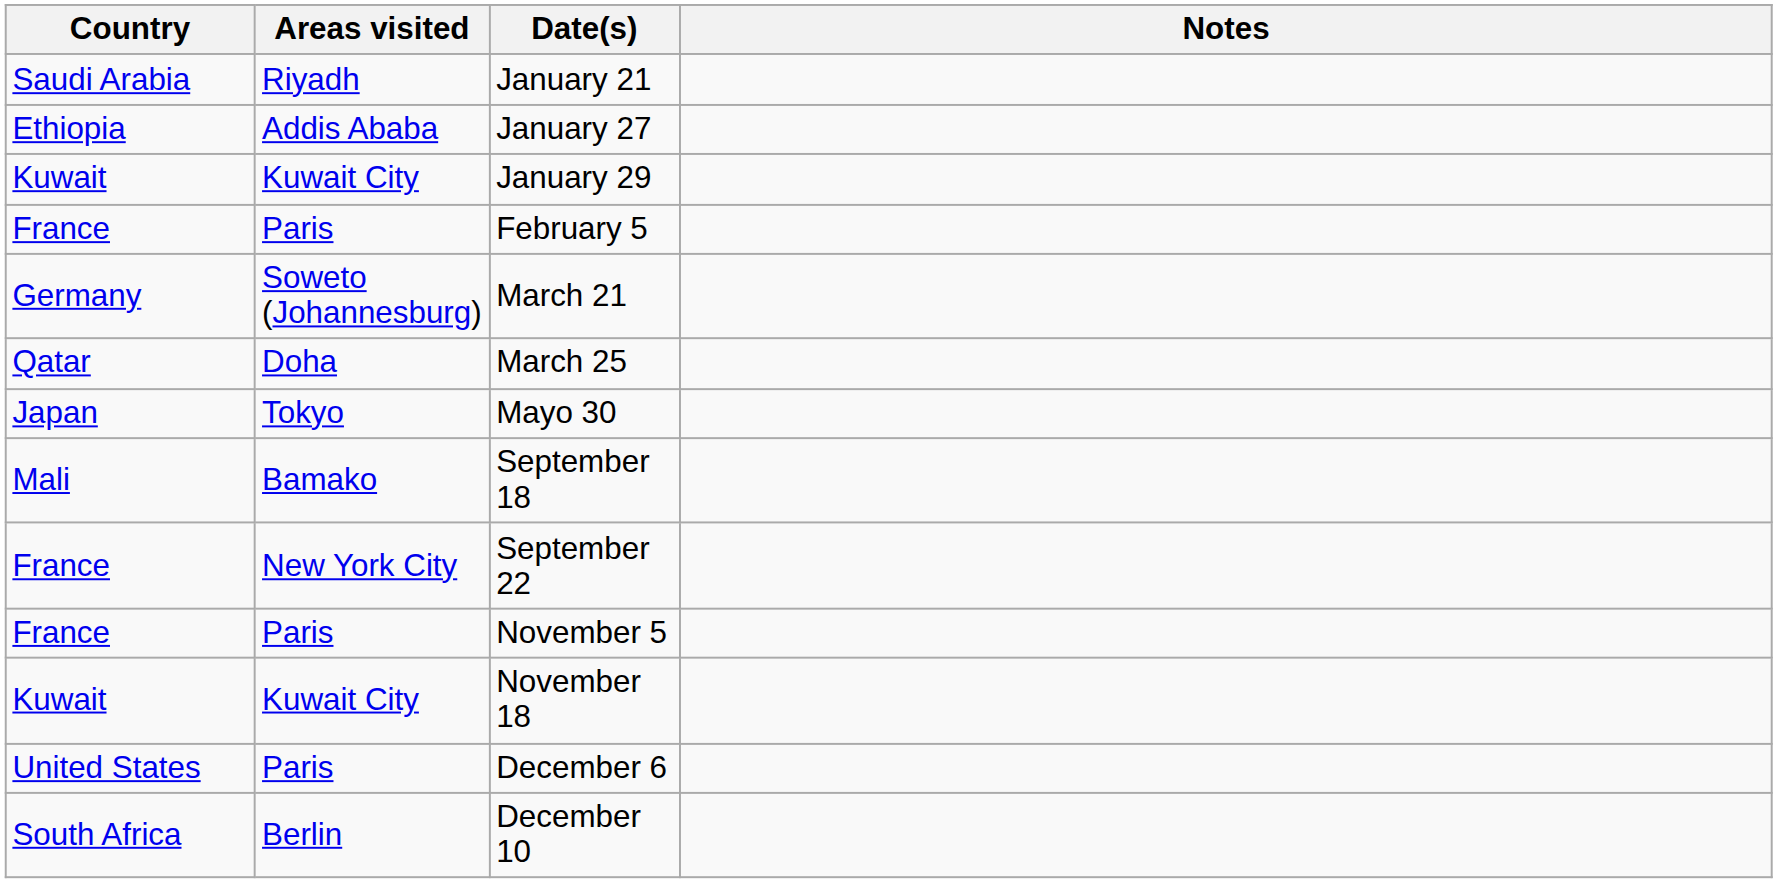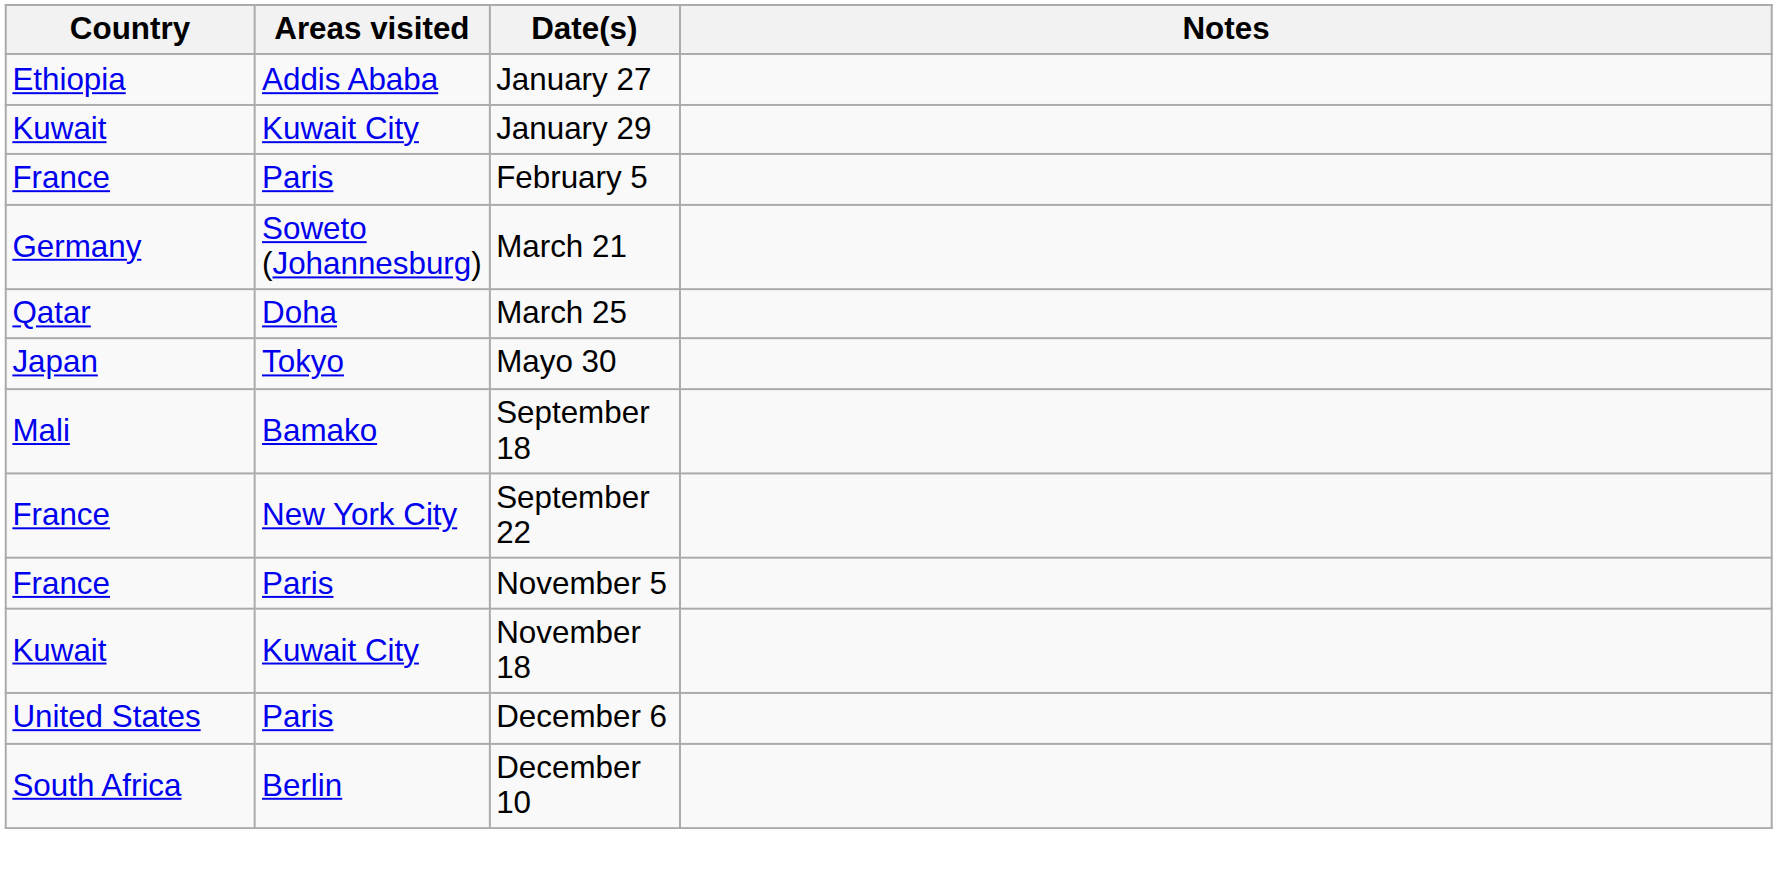- row: (574, 79)
